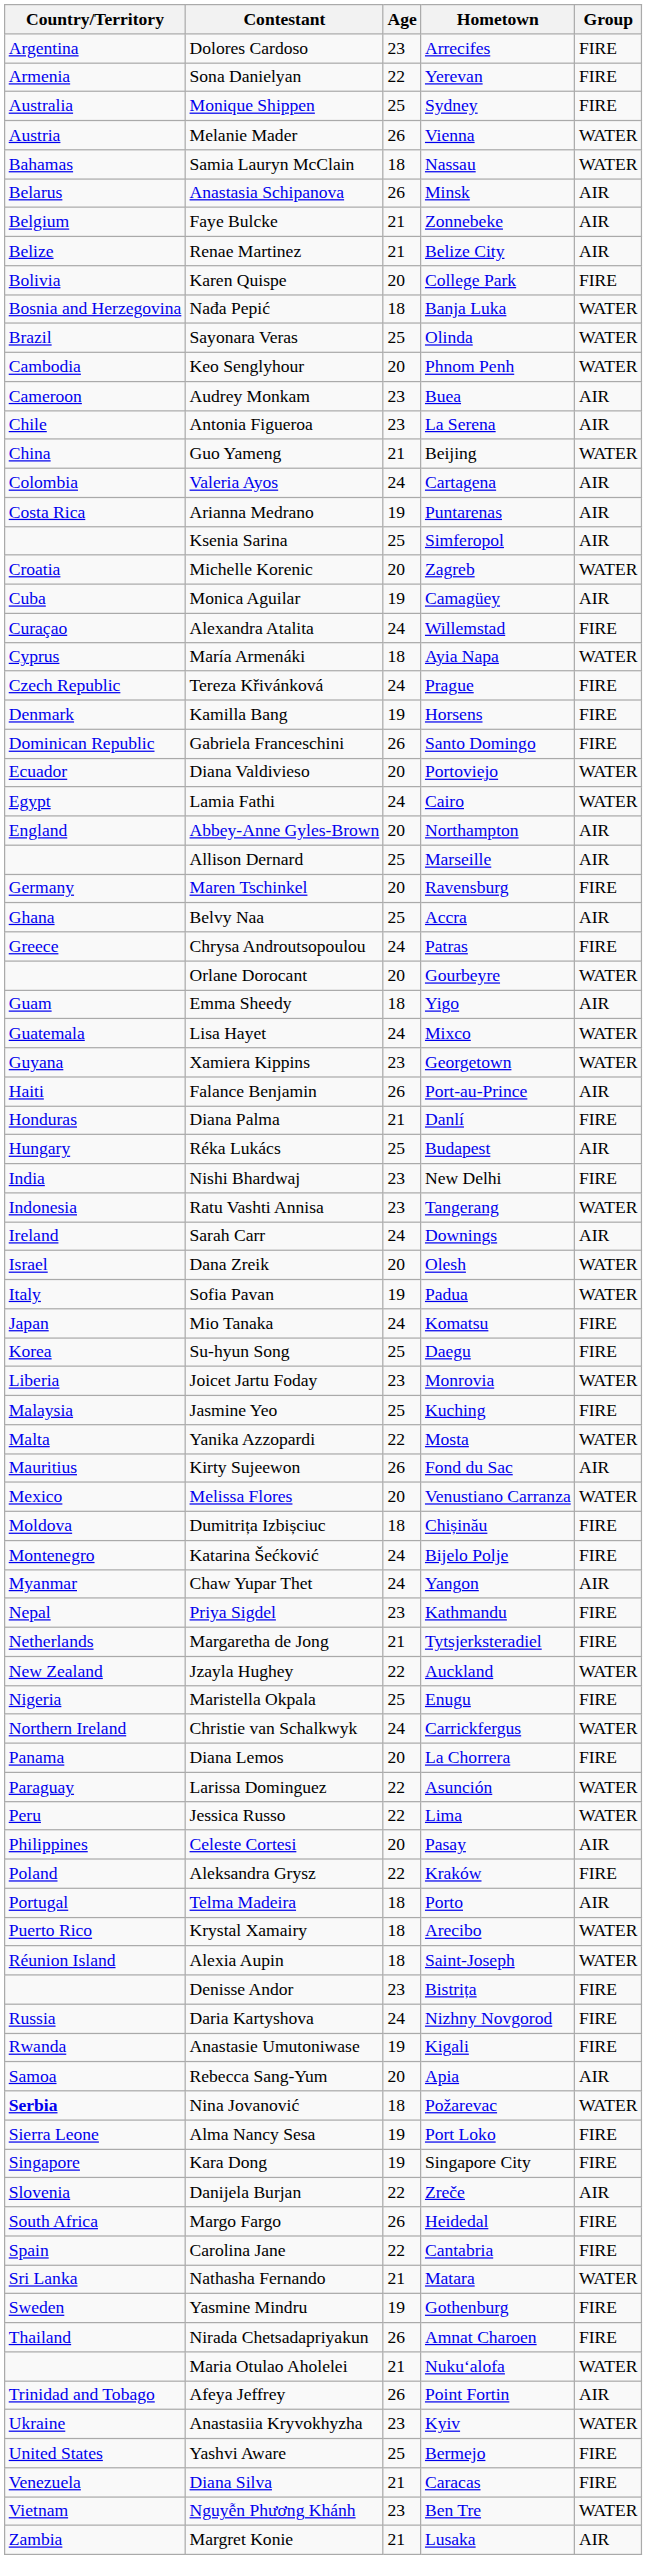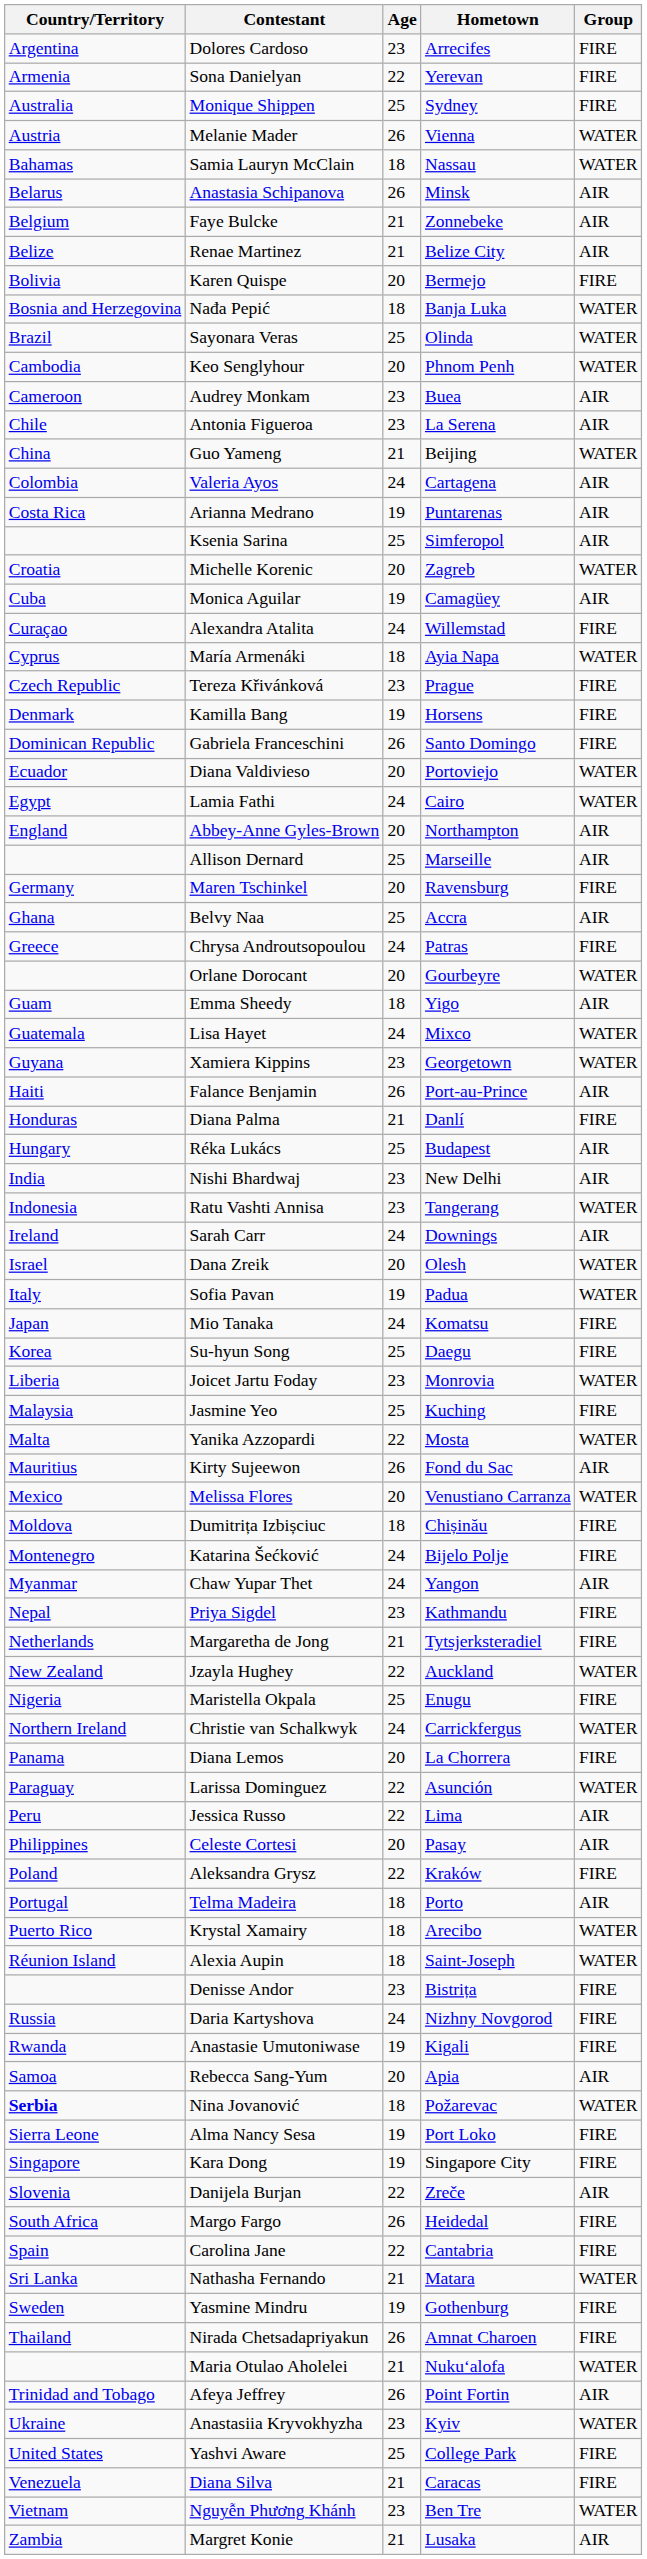(471, 280) College Park -> (455, 280) Bermejo
(396, 685) 24 -> (396, 685) 23
(598, 1178) FIRE -> (594, 1178) AIR
(608, 1815) WATER -> (594, 1815) AIR
(455, 2453) Bermejo -> (471, 2453) College Park
